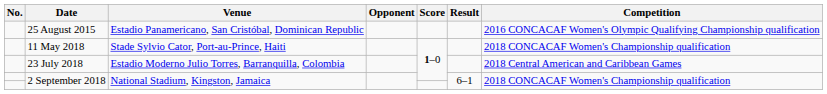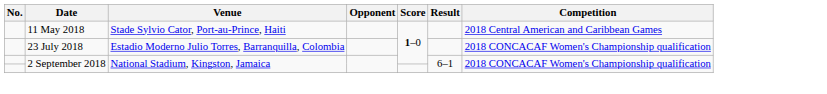- row: (61, 30)
(607, 47) 2018 CONCACAF Women's Championship qualification -> (563, 30) 2018 Central American and Caribbean Games
(583, 64) 2018 Central American and Caribbean Games -> (588, 47) 2018 CONCACAF Women's Championship qualification
